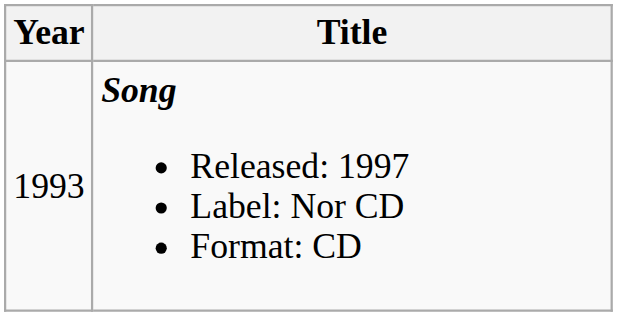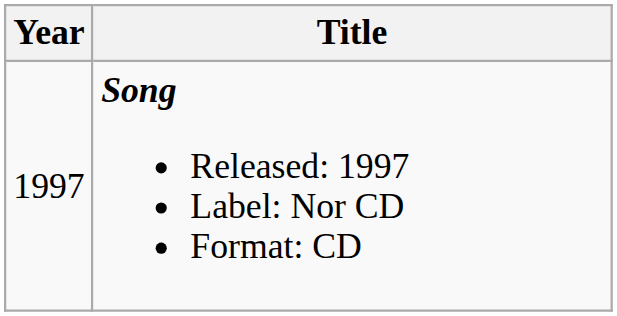(49, 185) 1993 -> (49, 185) 1997
